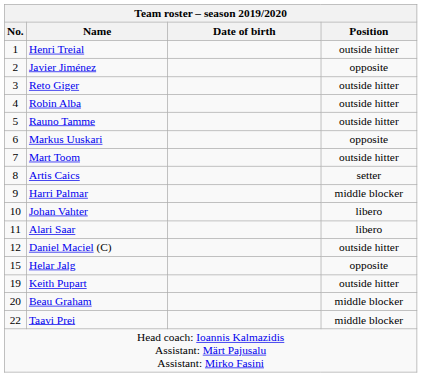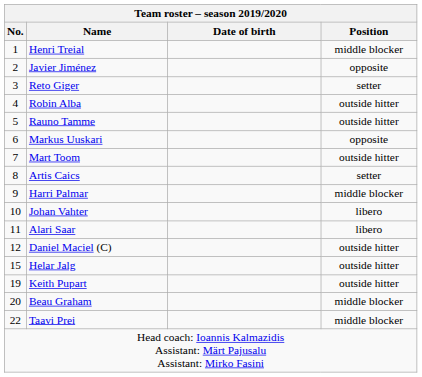(369, 49) outside hitter -> (369, 49) middle blocker
(369, 85) outside hitter -> (369, 85) setter
(369, 265) opposite -> (369, 265) outside hitter
